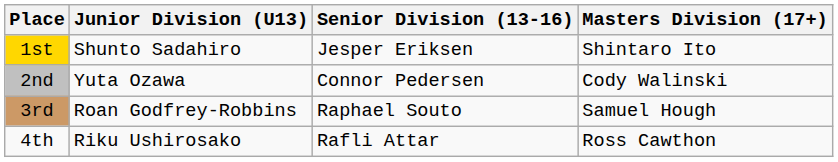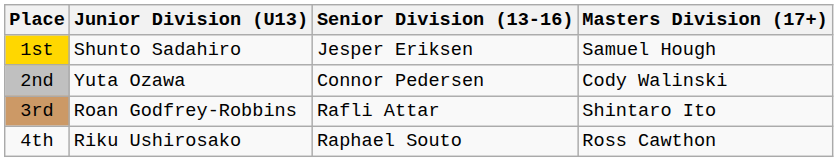(649, 50) Shintaro Ito -> (649, 50) Samuel Hough
(389, 111) Raphael Souto -> (378, 111) Rafli Attar
(649, 111) Samuel Hough -> (649, 111) Shintaro Ito
(378, 141) Rafli Attar -> (389, 141) Raphael Souto
